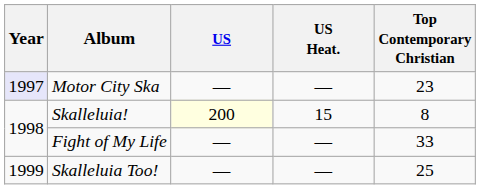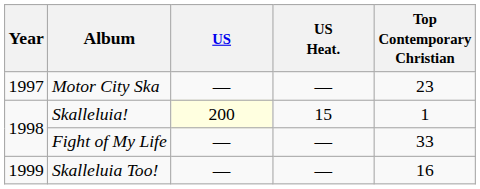(26, 85) lavender background -> (26, 85) no background
(425, 113) 8 -> (425, 113) 1
(425, 169) 25 -> (425, 169) 16
